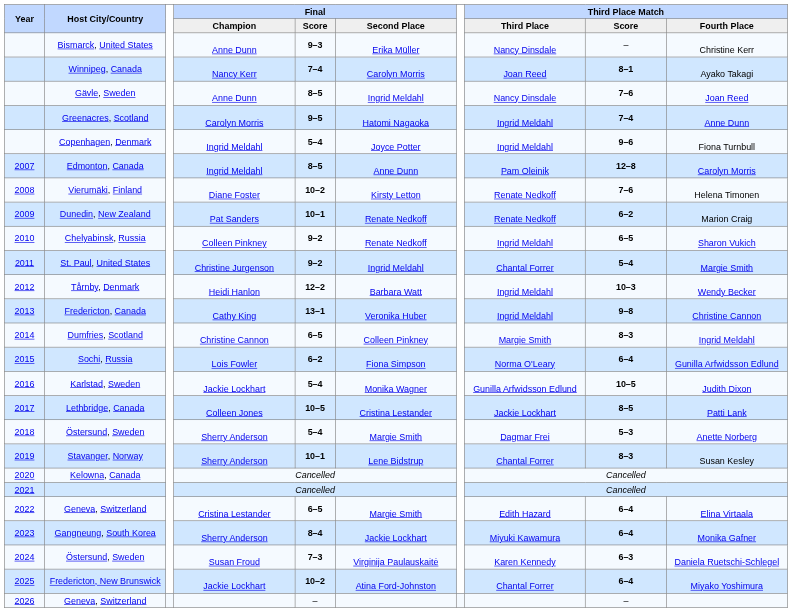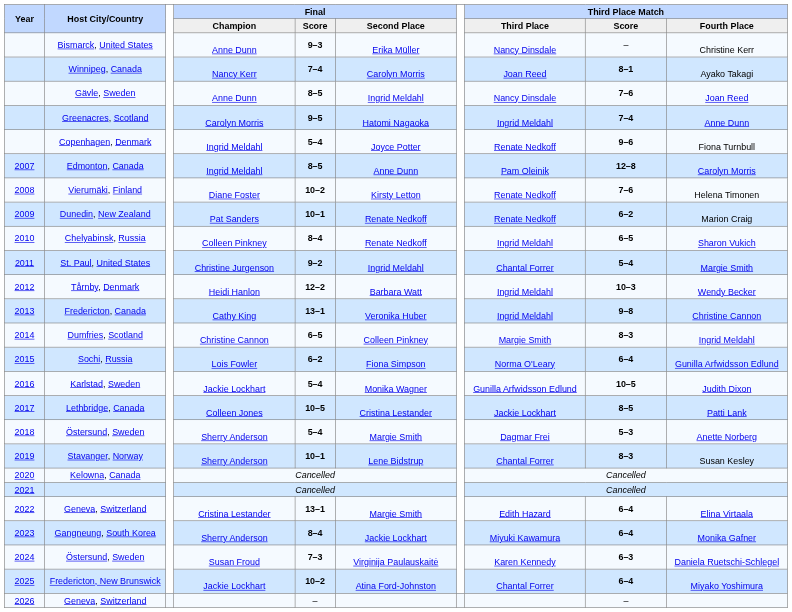(525, 147) Ingrid Meldahl -> (525, 147) Renate Nedkoff
(315, 238) 9–2 -> (315, 238) 8–4
(315, 509) 6–5 -> (315, 509) 13–1
